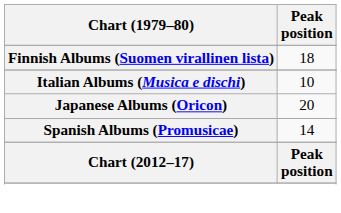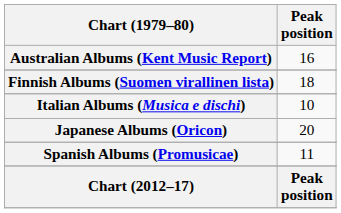+ row: (141, 57)
(307, 130) 14 -> (307, 154) 11
